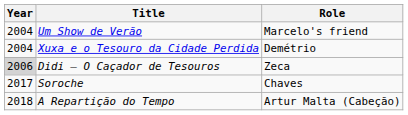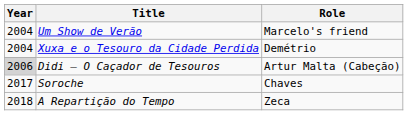(277, 66) Zeca -> (332, 66) Artur Malta (Cabeção)
(332, 101) Artur Malta (Cabeção) -> (277, 101) Zeca
